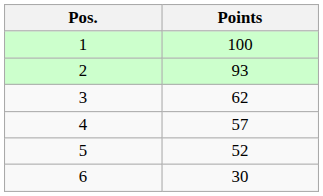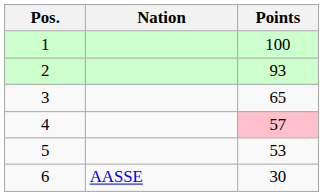+ column: (161, 17)
(240, 97) 62 -> (278, 97) 65
(240, 124) no background -> (278, 124) pink background
(240, 151) 52 -> (278, 151) 53
